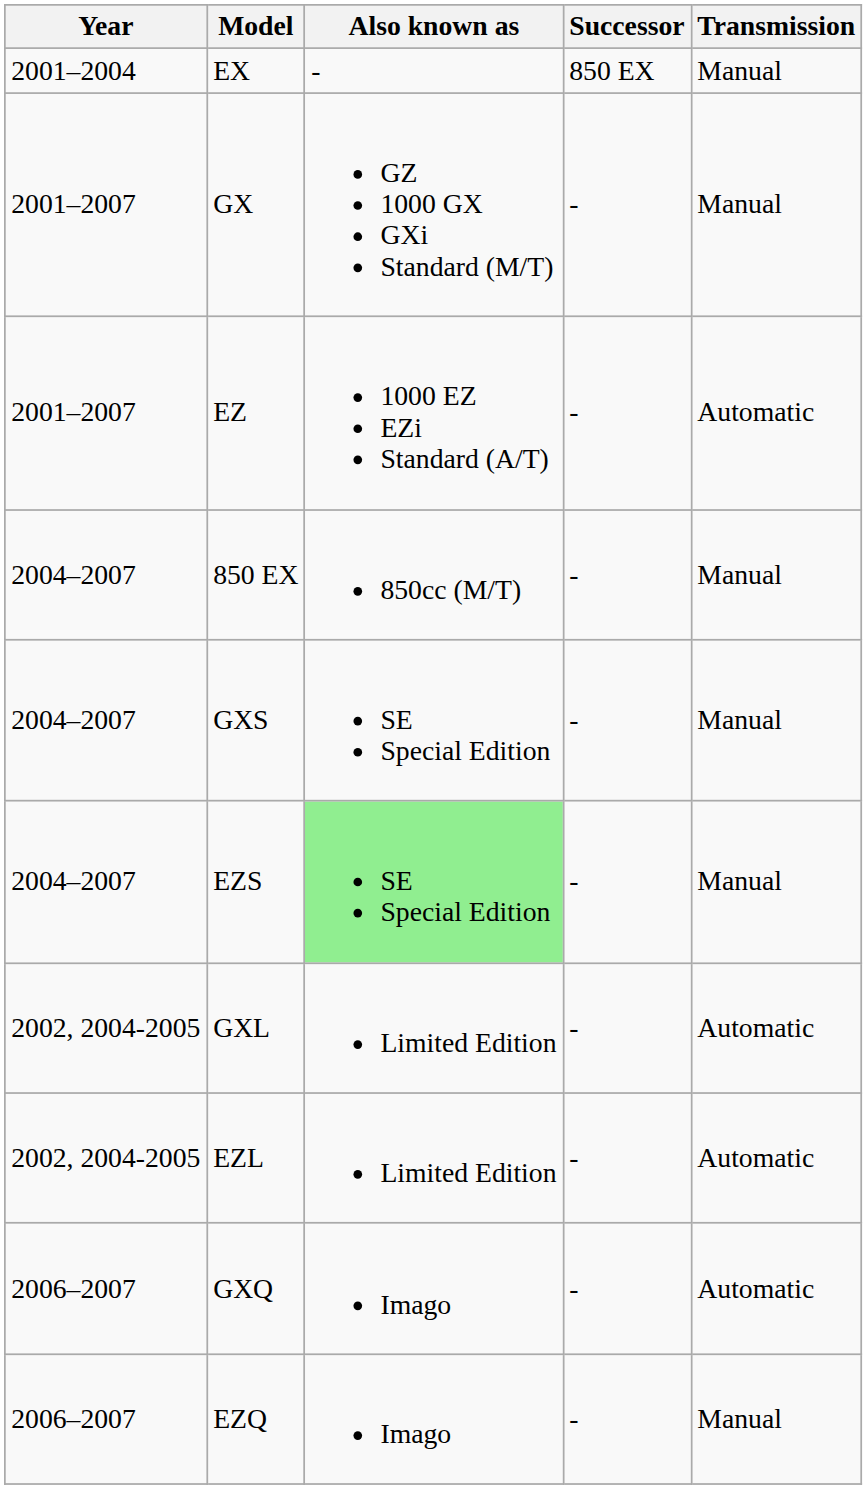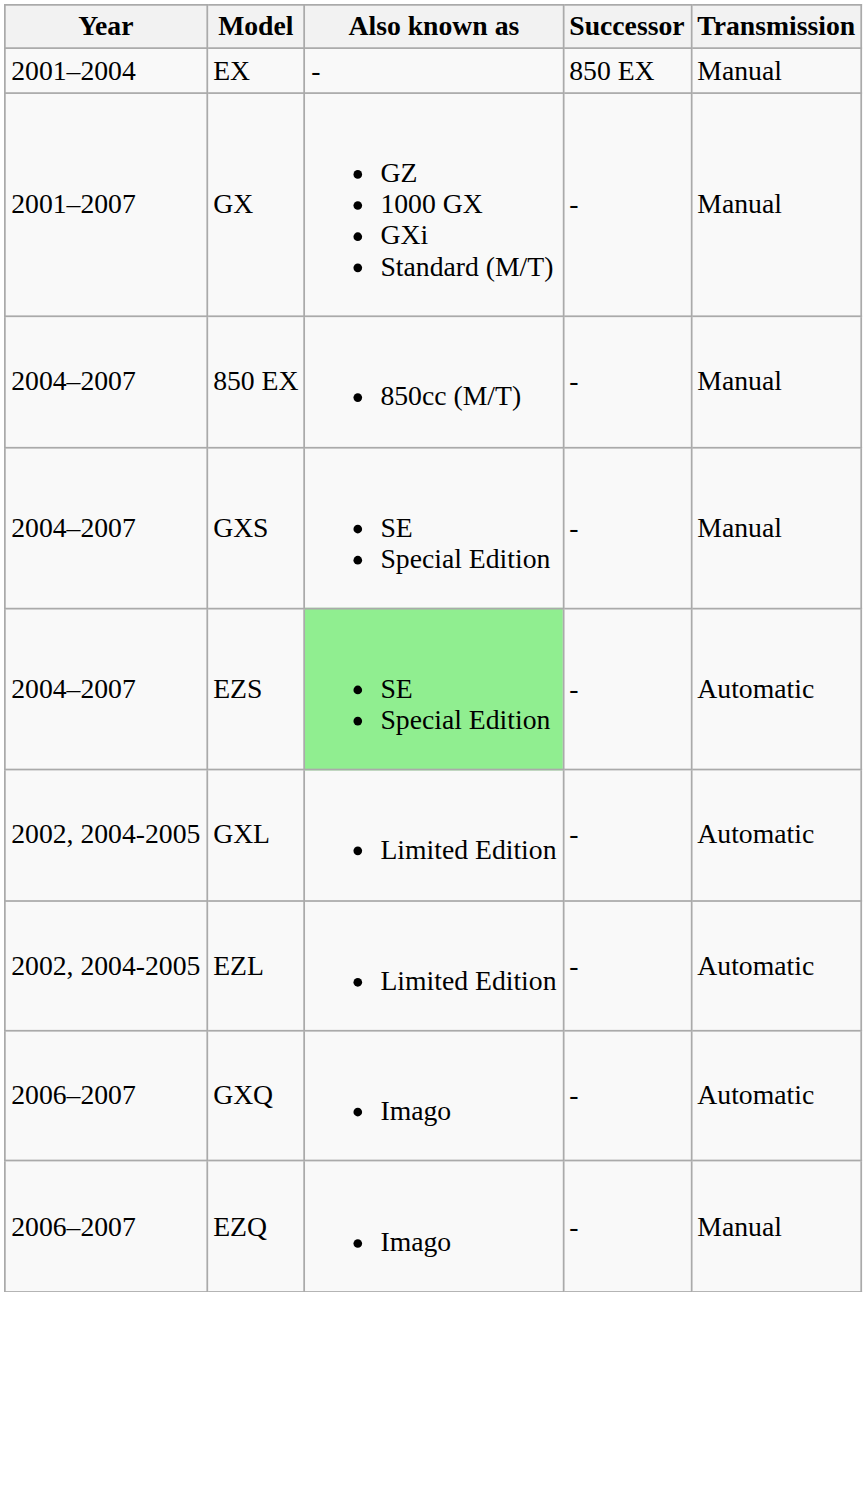- row: (230, 412)
(740, 881) Manual -> (756, 688) Automatic
